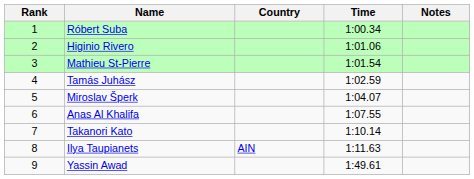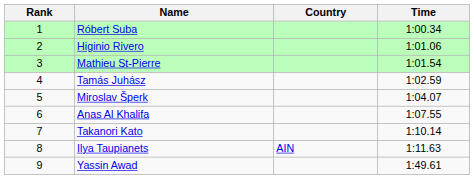- column: (436, 13)
